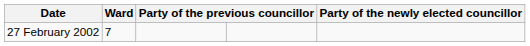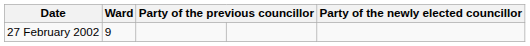(108, 32) 7 -> (108, 32) 9
